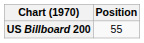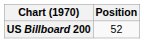(116, 29) 55 -> (116, 29) 52
